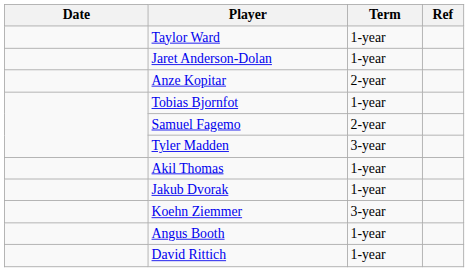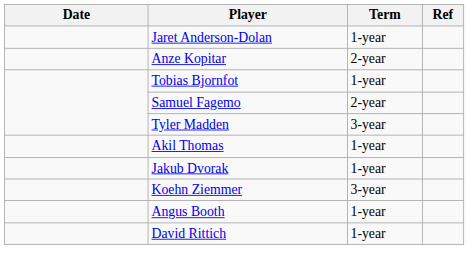- row: (186, 37)
